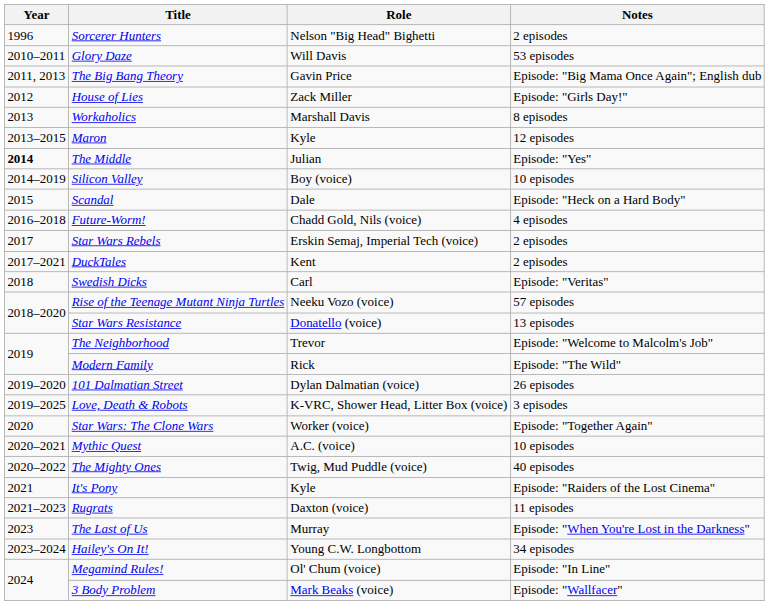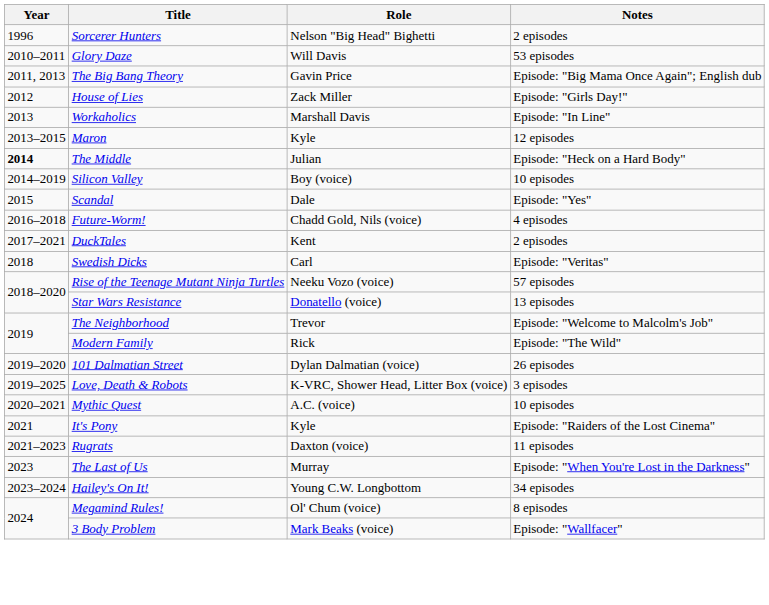(540, 117) 8 episodes -> (562, 117) Episode: "In Line"
(552, 158) Episode: "Yes" -> (599, 158) Episode: "Heck on a Hard Body"
(599, 199) Episode: "Heck on a Hard Body" -> (552, 199) Episode: "Yes"
- row: (116, 240)
- row: (142, 425)
- row: (116, 466)
(562, 569) Episode: "In Line" -> (540, 508) 8 episodes
